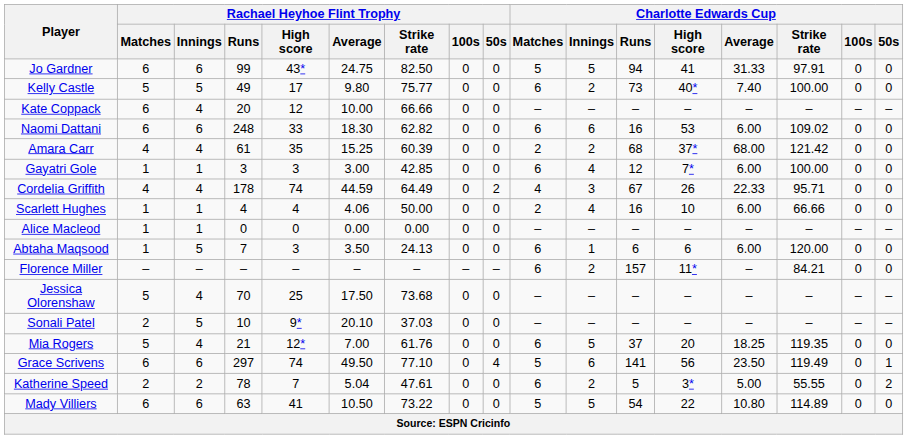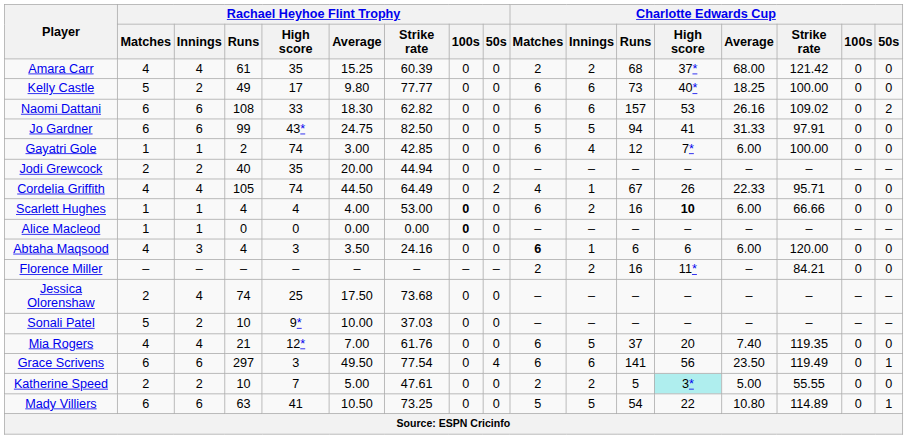rows swapped: (61, 149) <-> (61, 68)
(199, 88) 5 -> (199, 88) 2
(417, 88) 75.77 -> (417, 88) 77.77
(591, 88) 2 -> (591, 88) 6
(749, 88) 7.40 -> (749, 88) 18.25
- row: (61, 108)
(243, 128) 248 -> (243, 108) 108
(636, 128) 16 -> (636, 108) 157
(749, 128) 6.00 -> (749, 108) 26.16
(889, 128) 0 -> (889, 108) 2
(243, 169) 3 -> (243, 149) 2
(296, 169) 3 -> (296, 149) 74
+ row: (61, 169)
(243, 189) 178 -> (243, 189) 105
(357, 189) 44.59 -> (357, 189) 44.50
(591, 189) 3 -> (591, 189) 1
(357, 209) 4.06 -> (357, 209) 4.00
(417, 209) 50.00 -> (417, 209) 53.00
(466, 209) normal -> (466, 209) bold
(538, 209) 2 -> (538, 209) 6
(591, 209) 4 -> (591, 209) 2
(688, 209) normal -> (688, 209) bold
(466, 229) normal -> (466, 229) bold
(146, 249) 1 -> (146, 249) 4
(199, 249) 5 -> (199, 249) 3
(243, 249) 7 -> (243, 249) 4
(417, 249) 24.13 -> (417, 249) 24.16
(538, 249) normal -> (538, 249) bold
(538, 269) 6 -> (538, 269) 2
(636, 269) 157 -> (636, 269) 16
(146, 296) 5 -> (146, 296) 2
(243, 296) 70 -> (243, 296) 74
(146, 323) 2 -> (146, 323) 5
(199, 323) 5 -> (199, 323) 2
(357, 323) 20.10 -> (357, 323) 10.00
(146, 343) 5 -> (146, 343) 4
(749, 343) 18.25 -> (749, 343) 7.40
(296, 363) 74 -> (296, 363) 3
(417, 363) 77.10 -> (417, 363) 77.54
(538, 363) 5 -> (538, 363) 6
(243, 383) 78 -> (243, 383) 10
(357, 383) 5.04 -> (357, 383) 5.00
(538, 383) 6 -> (538, 383) 2
(688, 383) no background -> (688, 383) paleturquoise background
(889, 383) 2 -> (889, 383) 0
(417, 403) 73.22 -> (417, 403) 73.25
(889, 403) 0 -> (889, 403) 1
